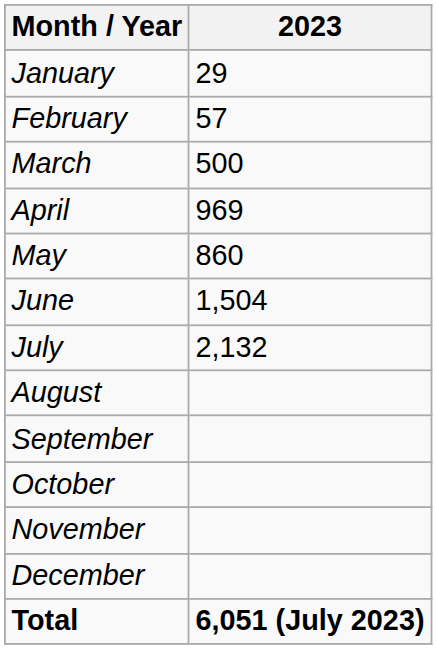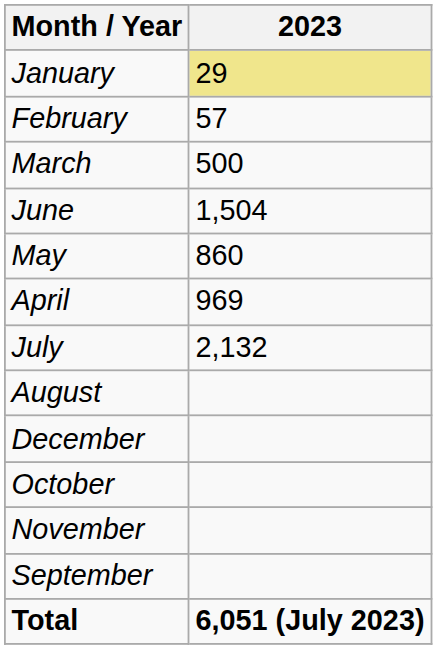(212, 73) no background -> (212, 73) khaki background
rows swapped: (40, 210) <-> (43, 301)
rows swapped: (82, 438) <-> (78, 575)
